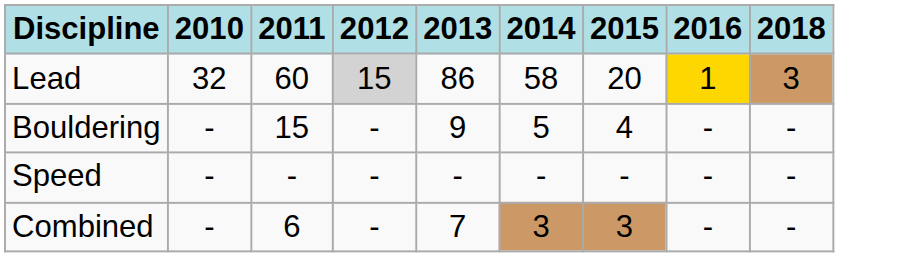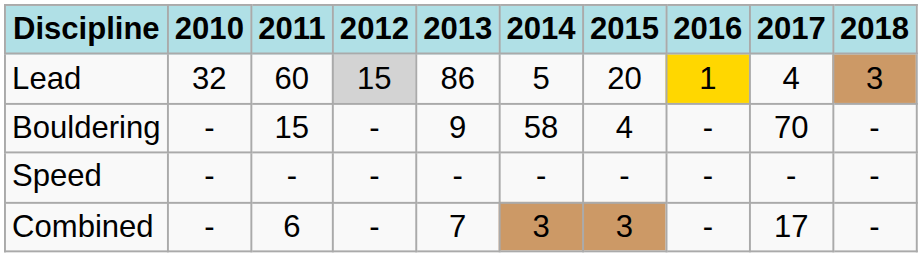+ column: (791, 29)
(541, 78) 58 -> (541, 78) 5
(541, 127) 5 -> (541, 127) 58
